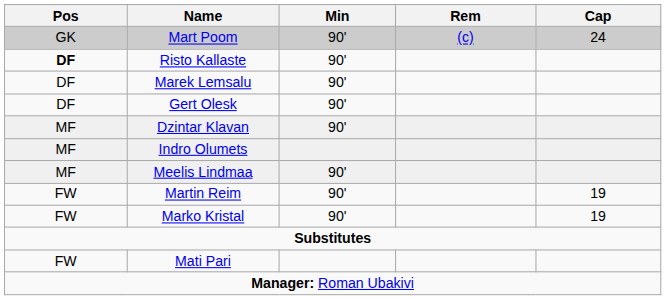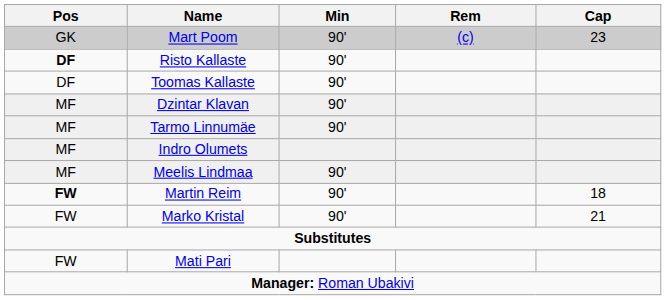(598, 38) 24 -> (598, 38) 23
+ row: (203, 82)
- row: (203, 82)
- row: (203, 104)
+ row: (203, 127)
(66, 194) normal -> (66, 194) bold
(598, 194) 19 -> (598, 194) 18
(598, 216) 19 -> (598, 216) 21
